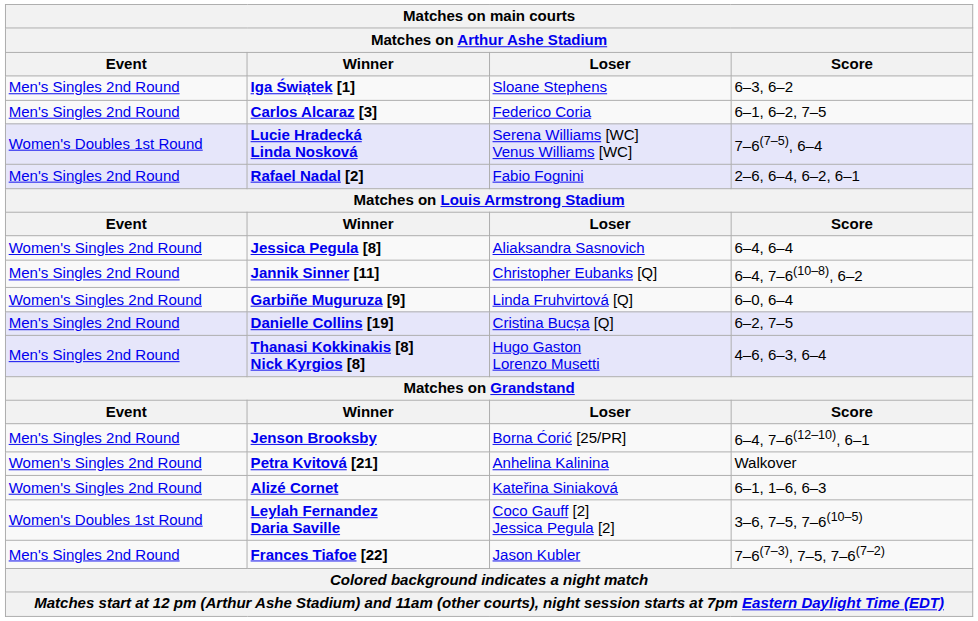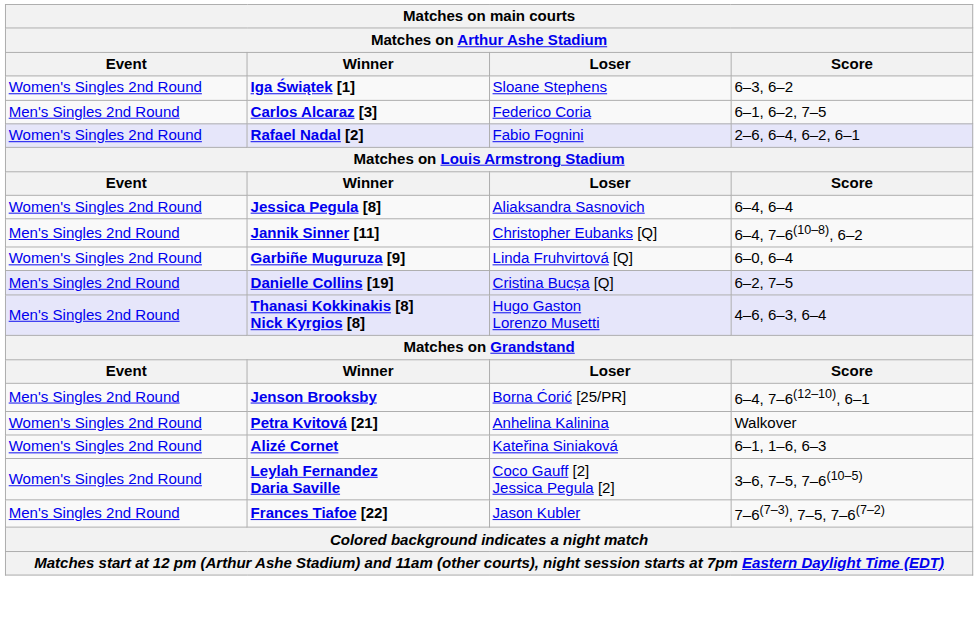(94, 87) Men's Singles 2nd Round -> (105, 87) Women's Singles 2nd Round
- row: (306, 144)
(94, 176) Men's Singles 2nd Round -> (105, 135) Women's Singles 2nd Round
(106, 520) Women's Doubles 1st Round -> (105, 479) Women's Singles 2nd Round
